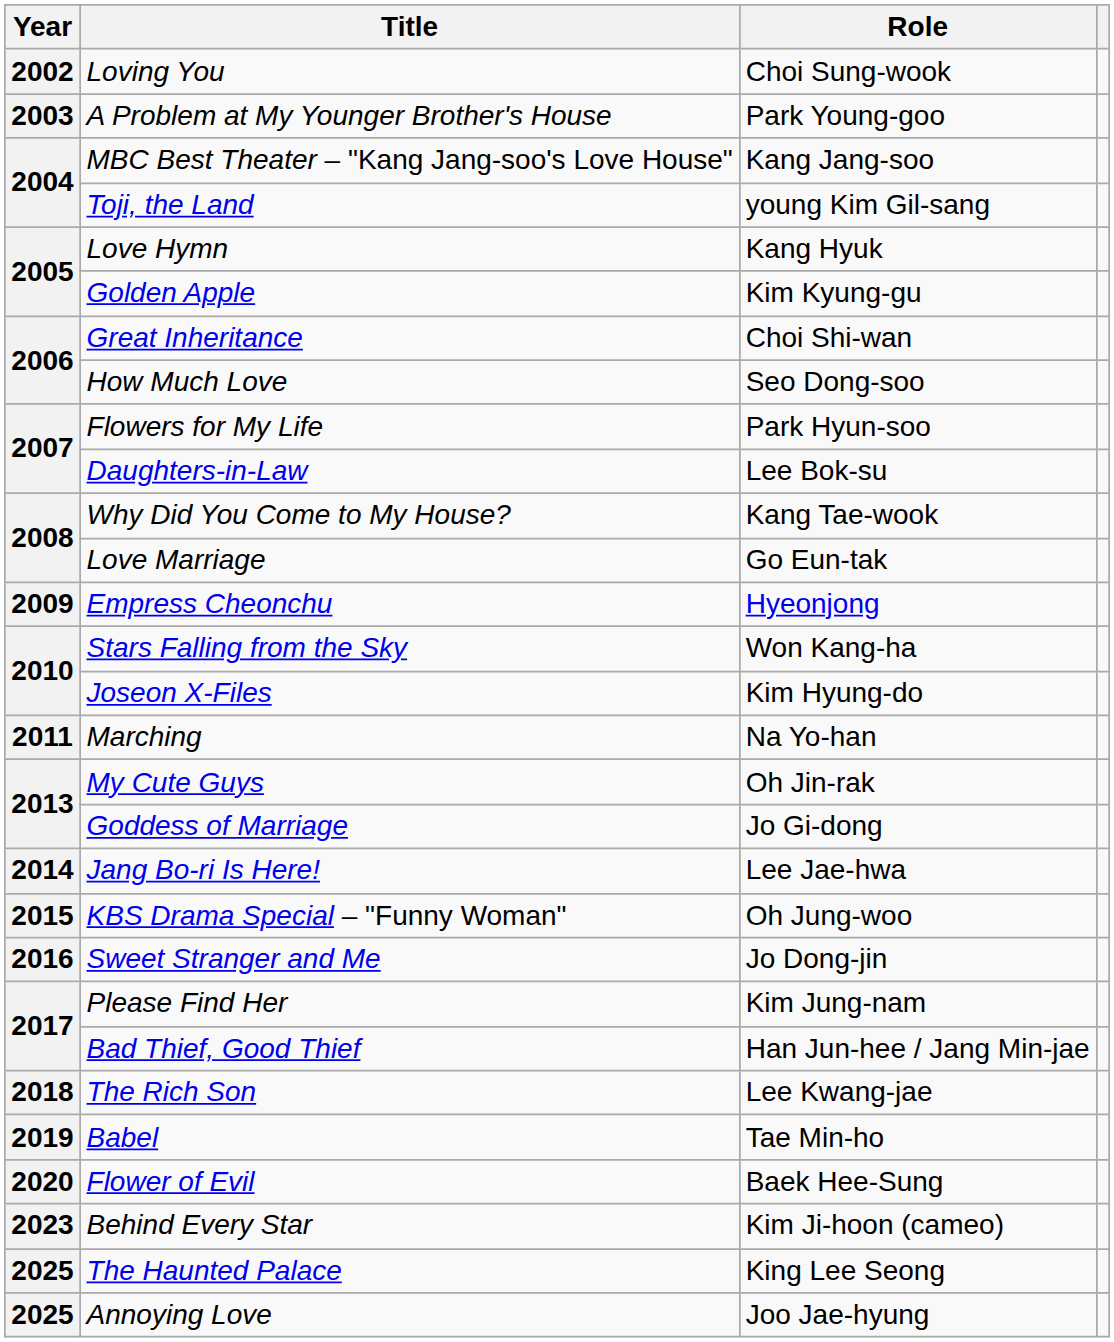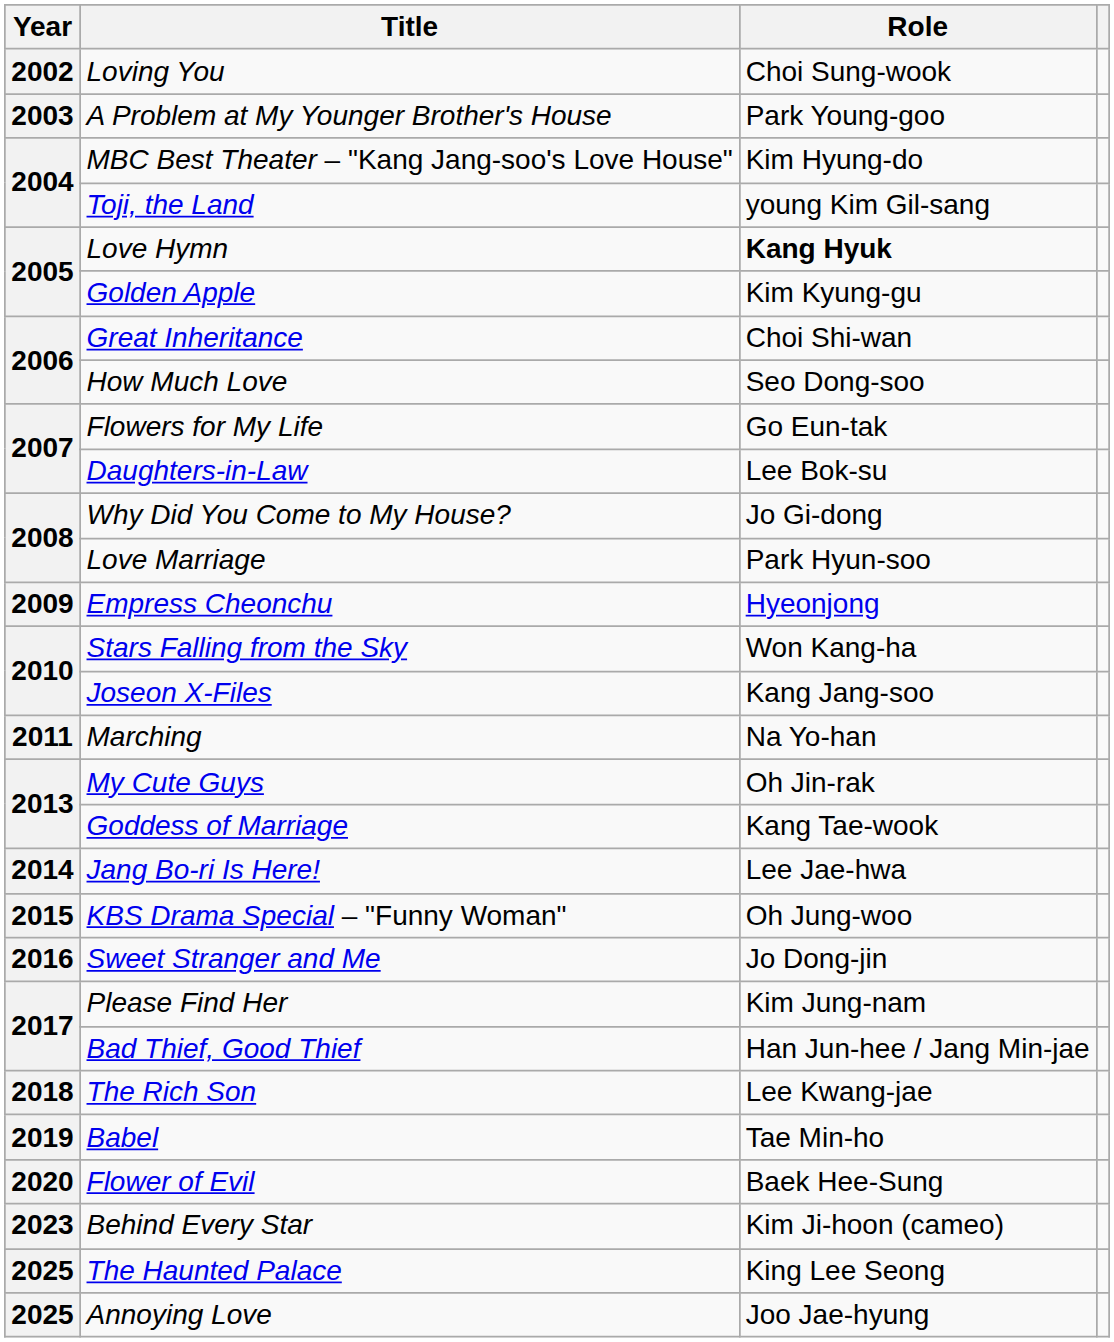(840, 159) Kang Jang-soo -> (834, 159) Kim Hyung-do
(814, 248) normal -> (819, 248) bold
(838, 426) Park Hyun-soo -> (816, 426) Go Eun-tak
(842, 515) Kang Tae-wook -> (814, 515) Jo Gi-dong
(816, 559) Go Eun-tak -> (838, 559) Park Hyun-soo
(834, 692) Kim Hyung-do -> (840, 692) Kang Jang-soo
(814, 826) Jo Gi-dong -> (842, 826) Kang Tae-wook
